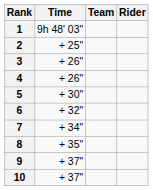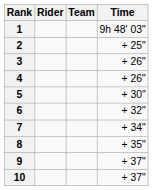columns swapped: (132, 12) <-> (60, 12)
